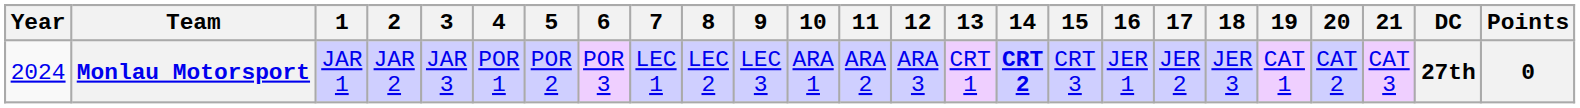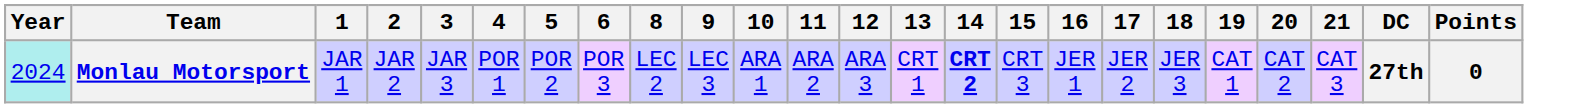- column: (656, 23)
(38, 72) no background -> (38, 72) paleturquoise background
